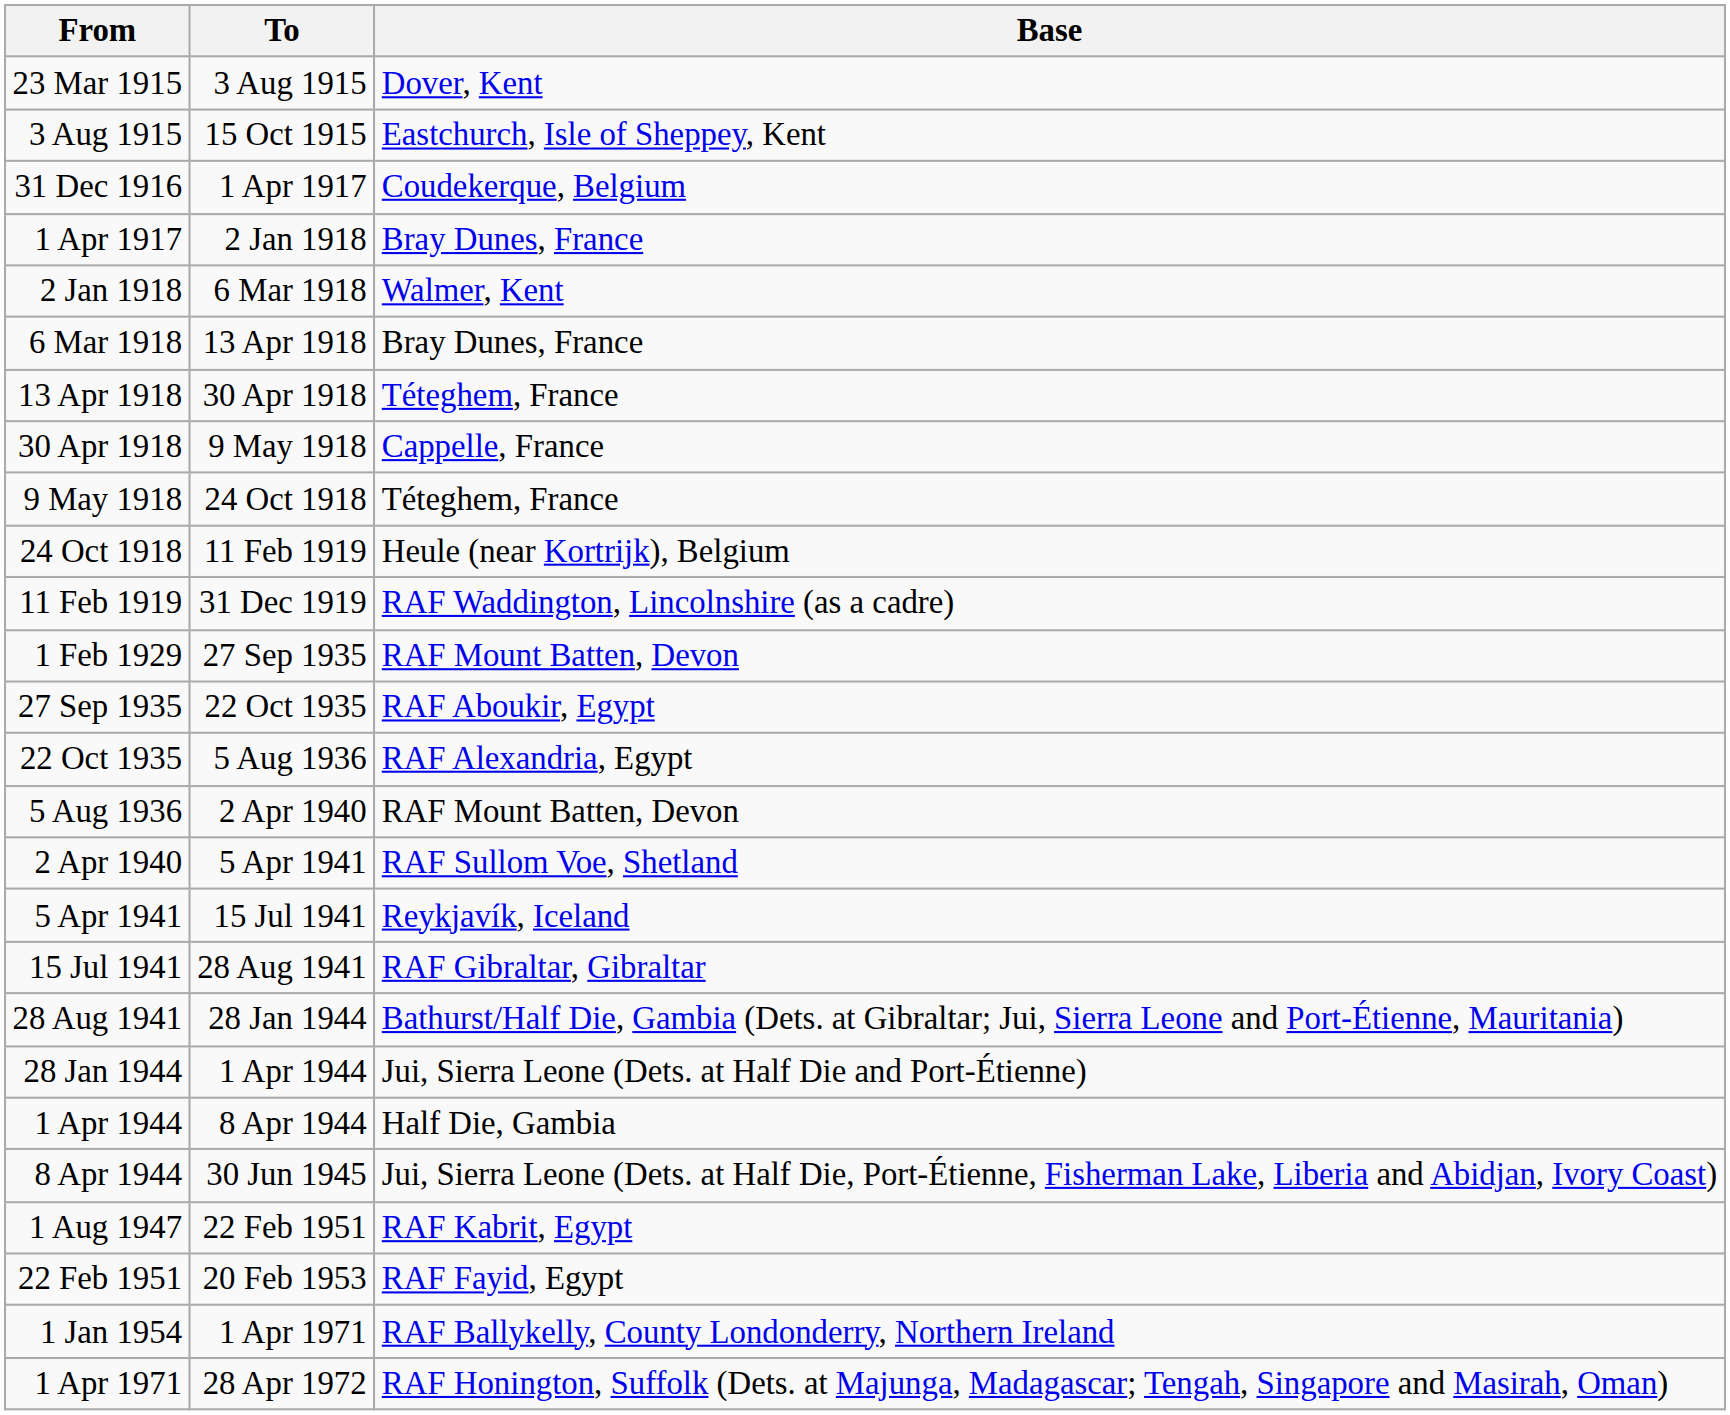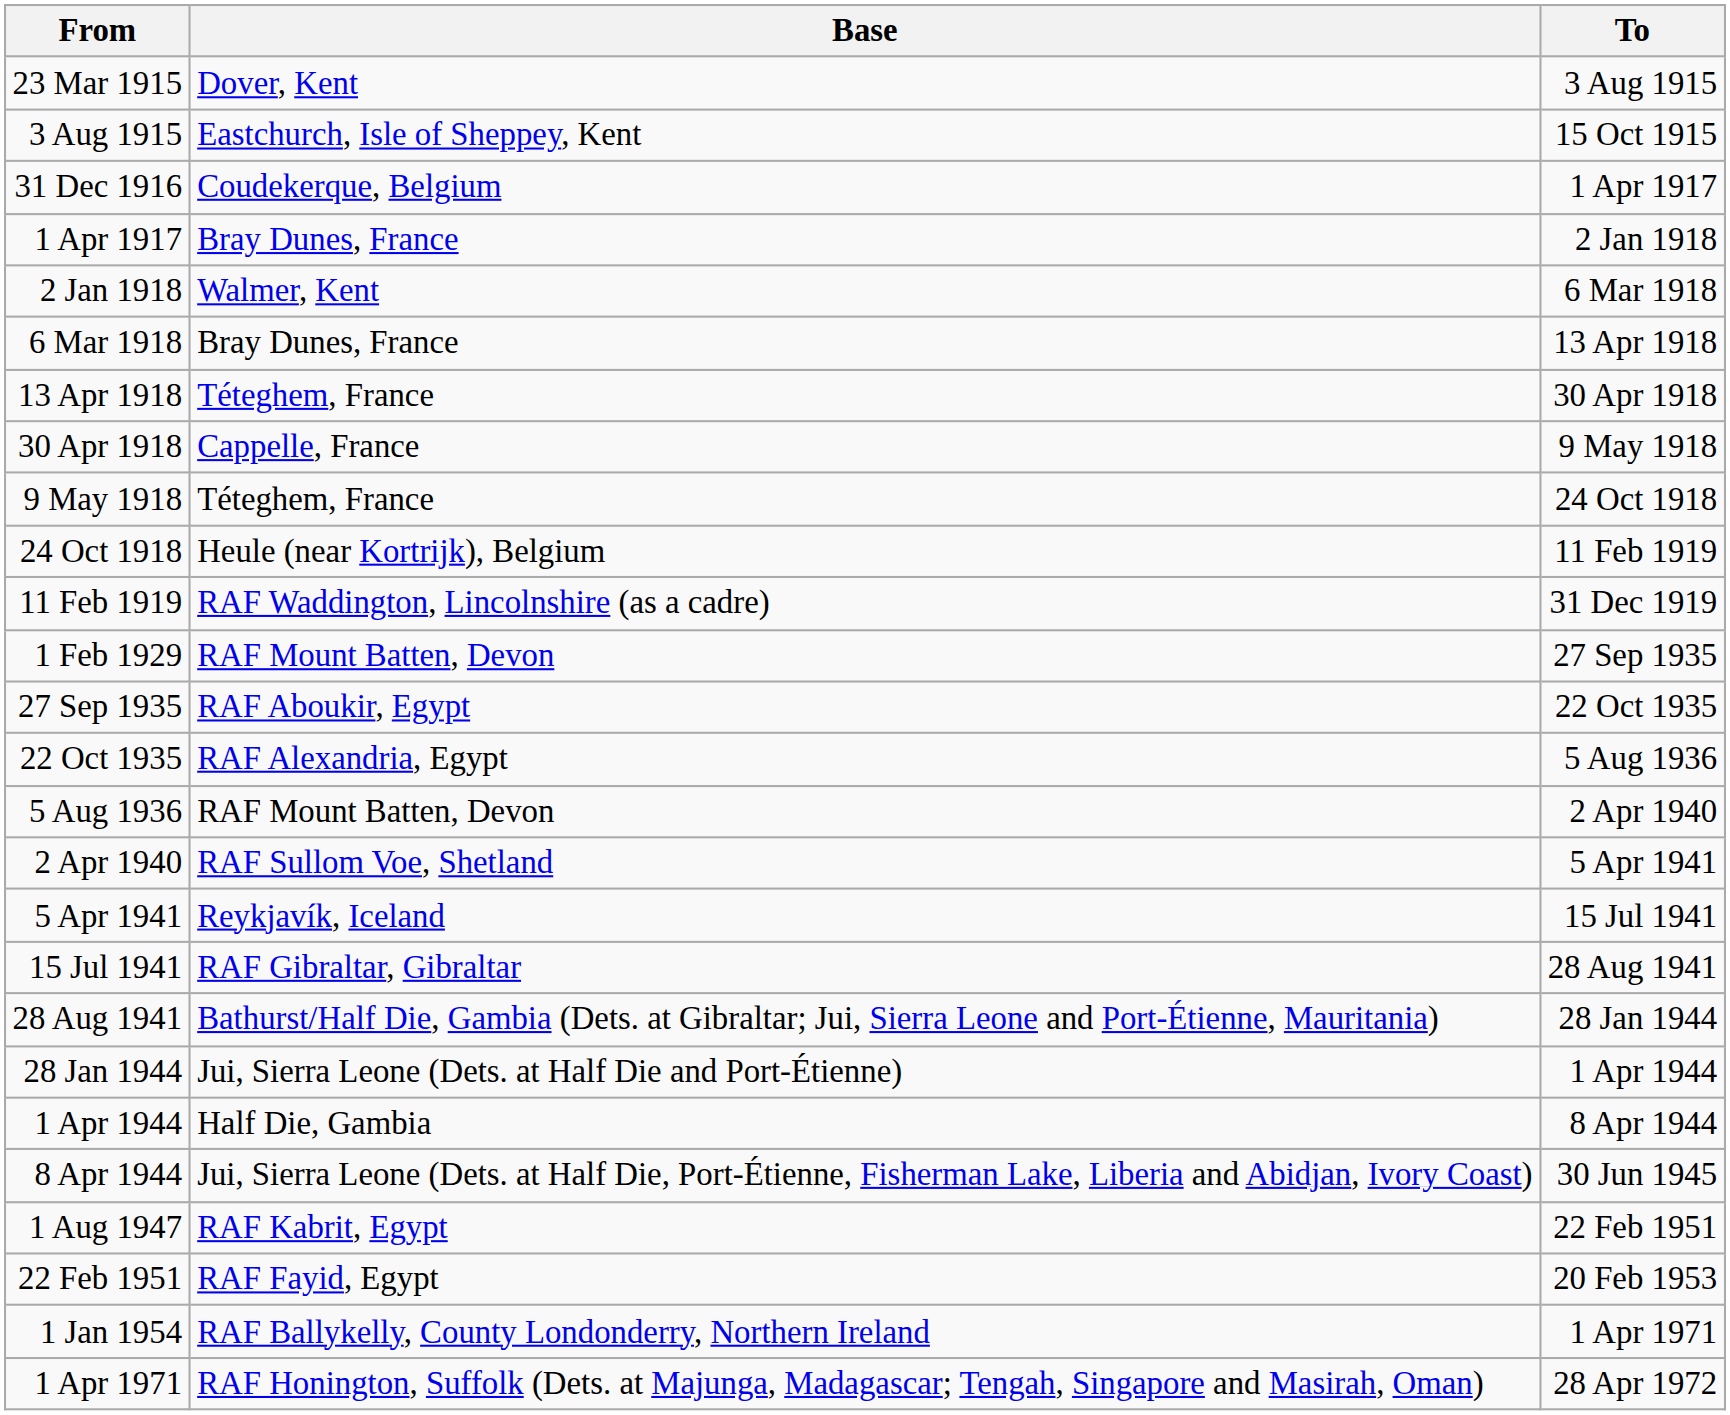columns swapped: (282, 30) <-> (1049, 30)
